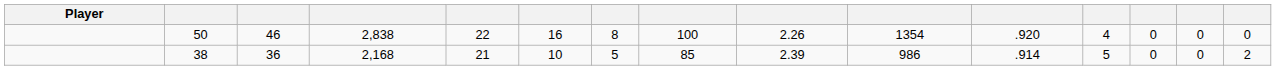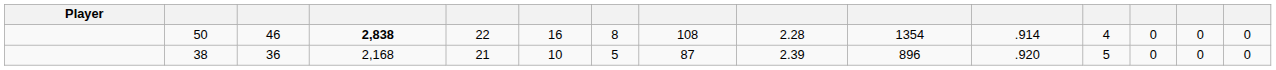(378, 34) normal -> (378, 34) bold
(688, 34) 100 -> (688, 34) 108
(792, 34) 2.26 -> (792, 34) 2.28
(1027, 34) .920 -> (1027, 34) .914
(688, 55) 85 -> (688, 55) 87
(910, 55) 986 -> (910, 55) 896
(1027, 55) .914 -> (1027, 55) .920
(1247, 55) 2 -> (1247, 55) 0
